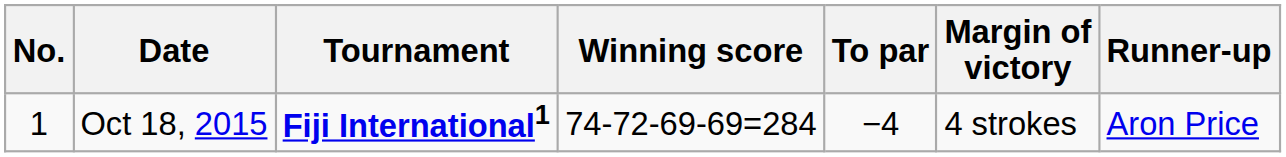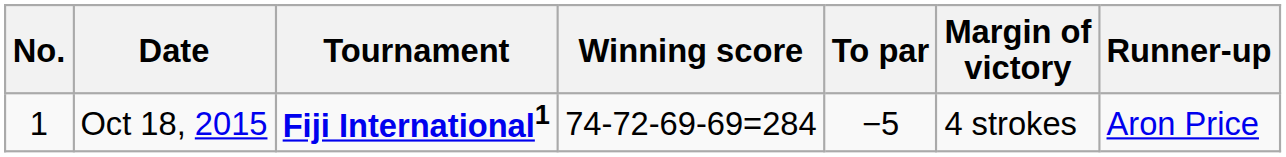(881, 123) −4 -> (881, 123) −5
